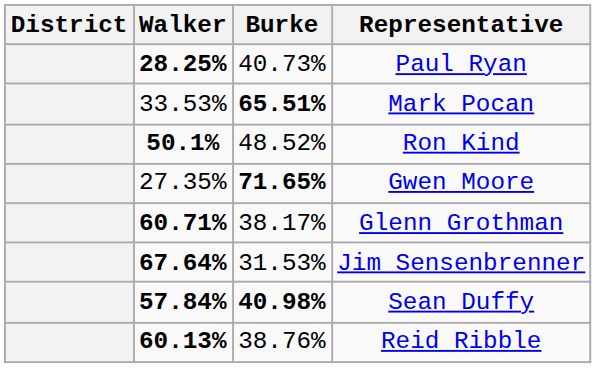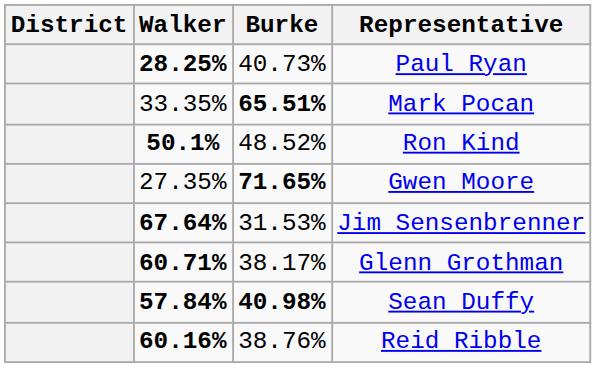(183, 104) 33.53% -> (183, 104) 33.35%
rows swapped: (461, 262) <-> (461, 223)
(183, 342) 60.13% -> (183, 342) 60.16%
